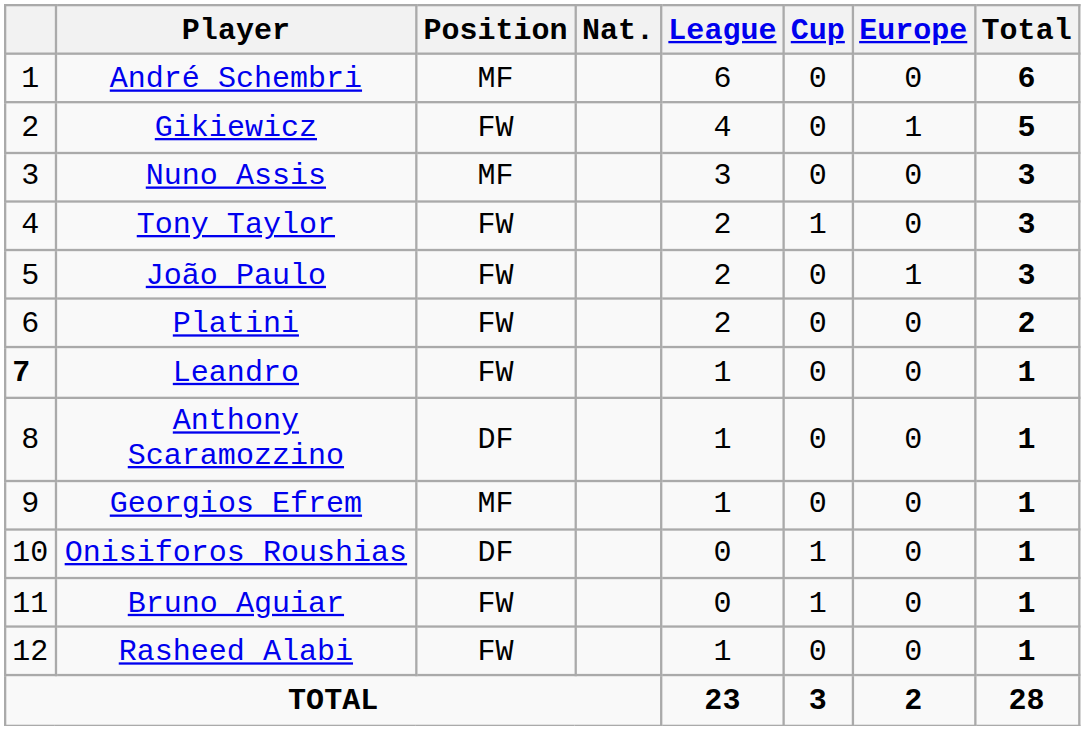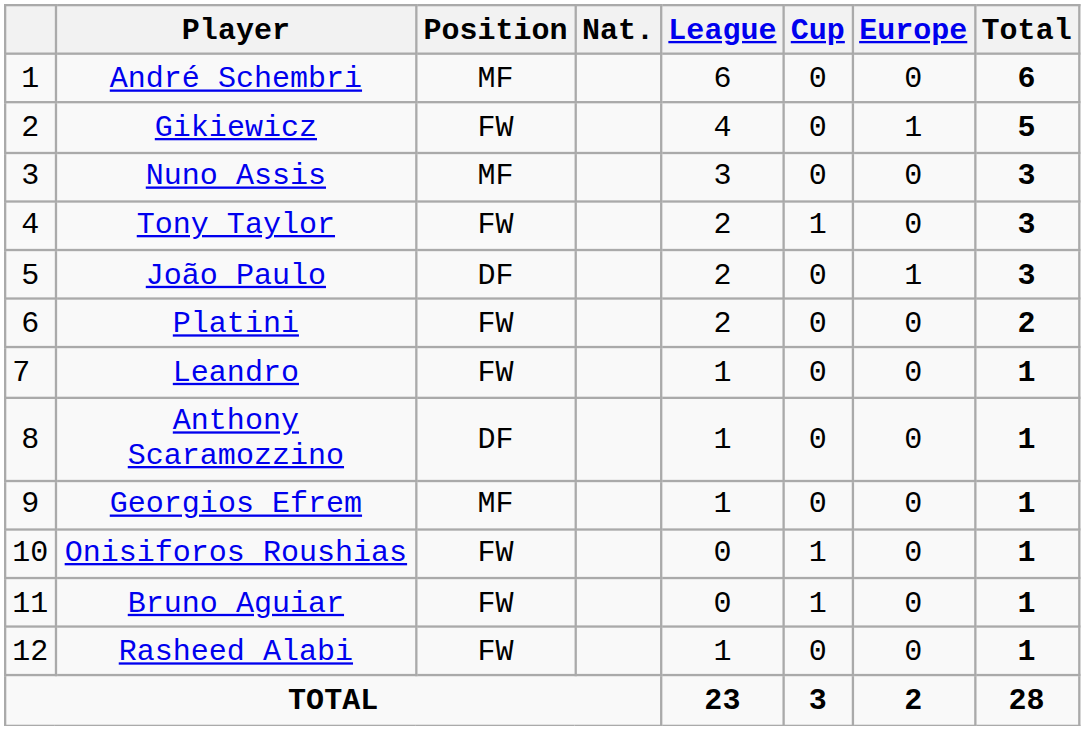(496, 274) FW -> (496, 274) DF
(21, 372) bold -> (21, 372) normal
(496, 554) DF -> (496, 554) FW
